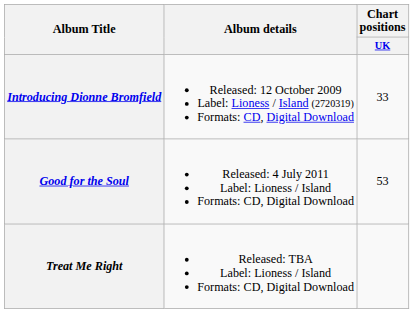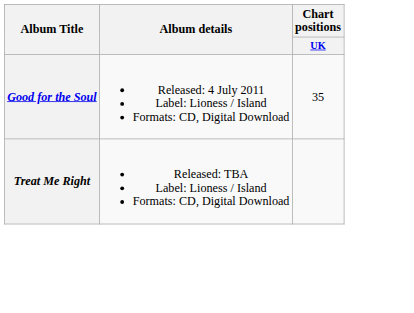- row: (84, 96)
(383, 181) 53 -> (318, 96) 35
